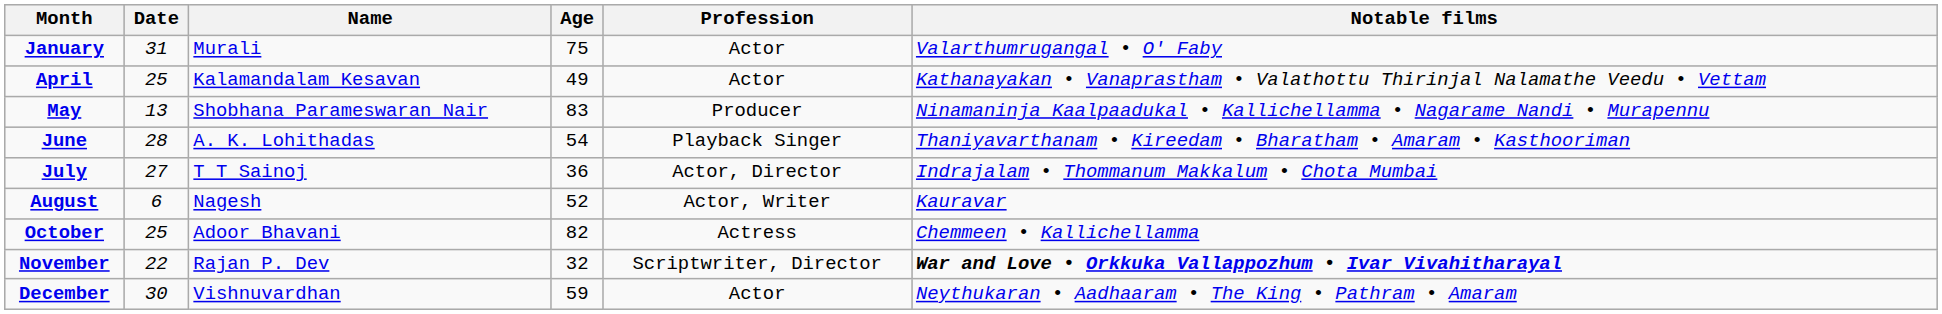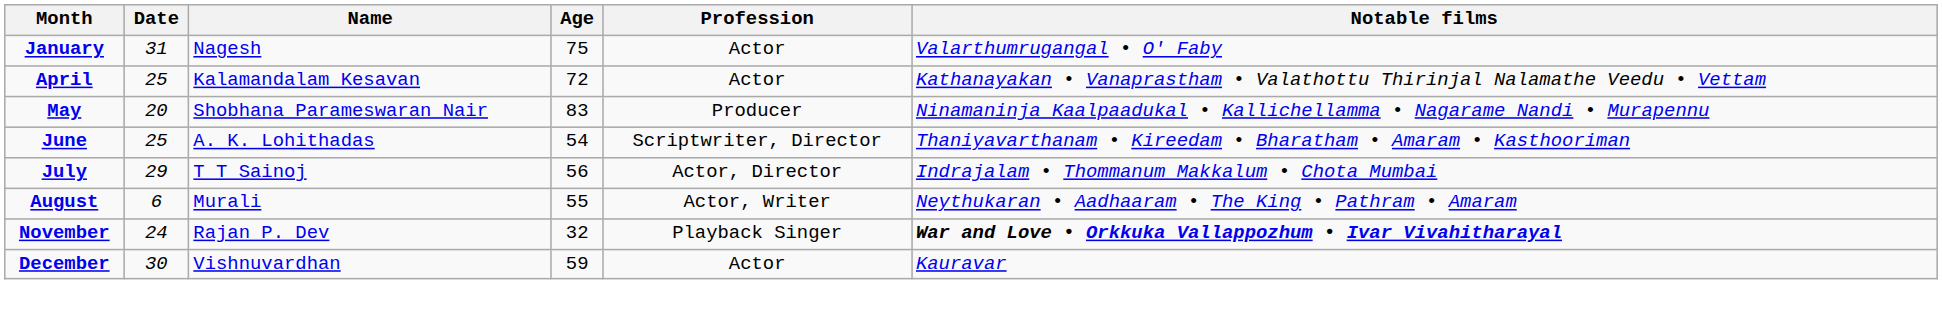(227, 51) Murali -> (227, 51) Nagesh
(577, 81) 49 -> (577, 81) 72
(156, 112) 13 -> (156, 112) 20
(156, 142) 28 -> (156, 142) 25
(757, 142) Playback Singer -> (757, 142) Scriptwriter, Director
(156, 173) 27 -> (156, 173) 29
(577, 173) 36 -> (577, 173) 56
(227, 203) Nagesh -> (227, 203) Murali
(577, 203) 52 -> (577, 203) 55
(961, 203) Kauravar -> (1216, 203) Neythukaran • Aadhaaram • The King • Pathram • Amaram
- row: (64, 234)
(156, 264) 22 -> (156, 234) 24
(757, 264) Scriptwriter, Director -> (757, 234) Playback Singer
(1216, 295) Neythukaran • Aadhaaram • The King • Pathram • Amaram -> (961, 264) Kauravar
